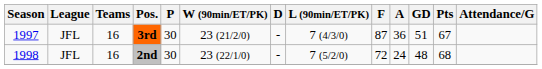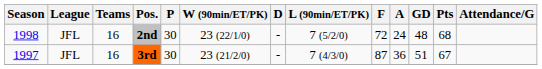rows swapped: (147, 34) <-> (147, 54)
